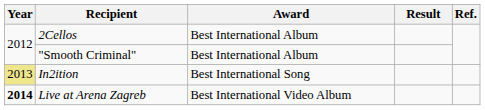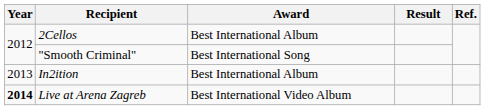(254, 54) Best International Album -> (250, 54) Best International Song
(20, 74) khaki background -> (20, 74) no background
(250, 74) Best International Song -> (254, 74) Best International Album
